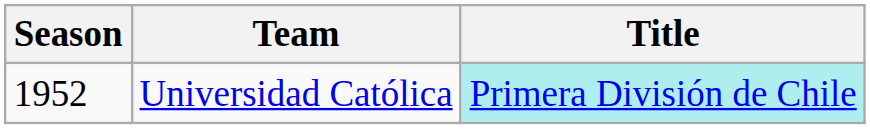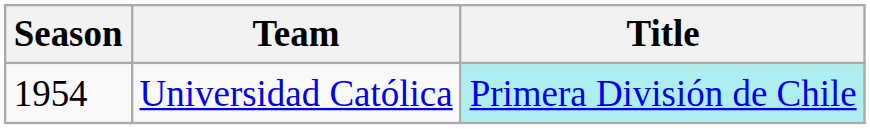(51, 92) 1952 -> (51, 92) 1954
